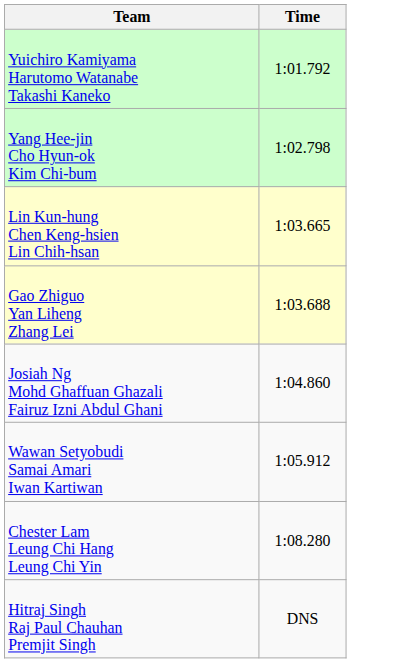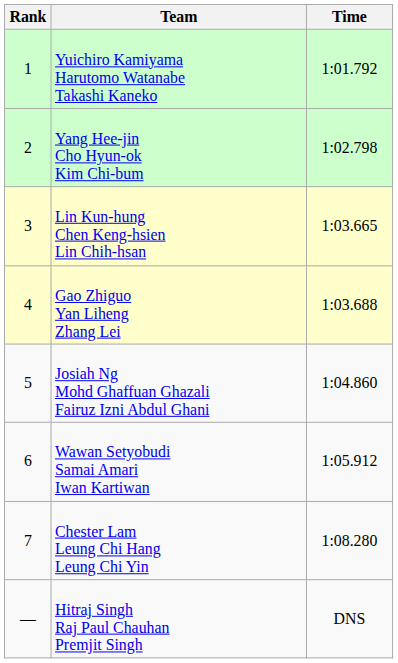+ column: (28, 17)
